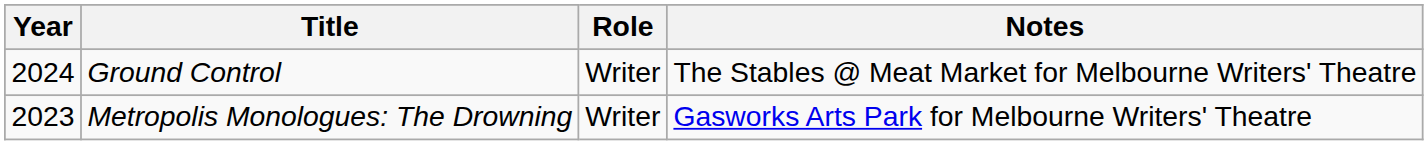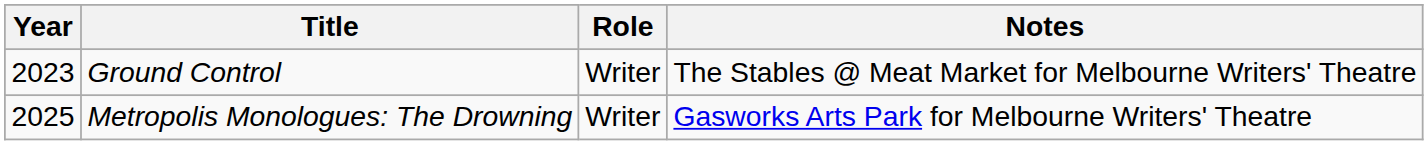(43, 71) 2024 -> (43, 71) 2023
(43, 116) 2023 -> (43, 116) 2025
